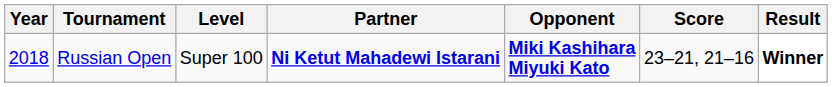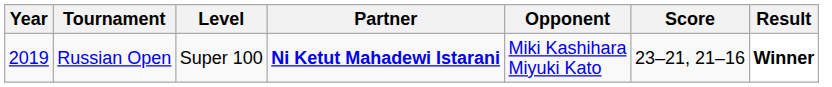(29, 58) 2018 -> (29, 58) 2019
(572, 58) bold -> (568, 58) normal
